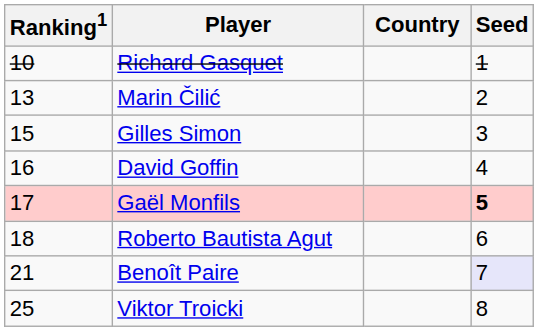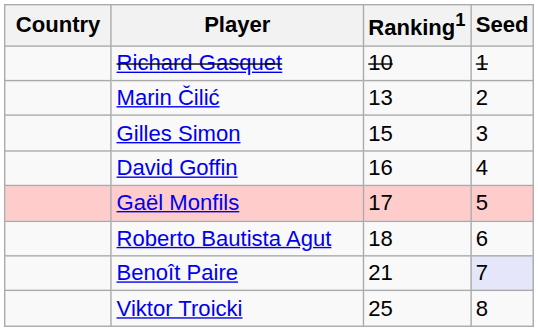columns swapped: (417, 24) <-> (58, 24)
(482, 203) bold -> (482, 203) normal
